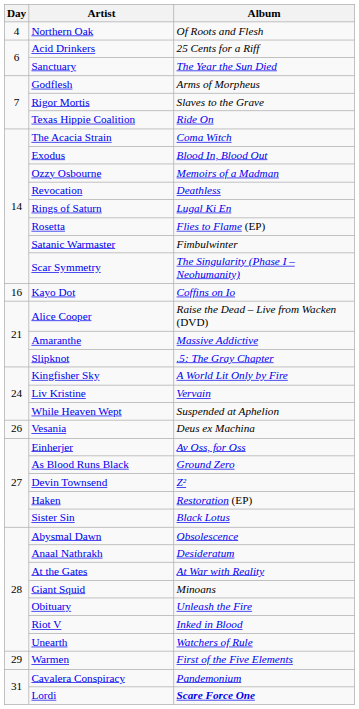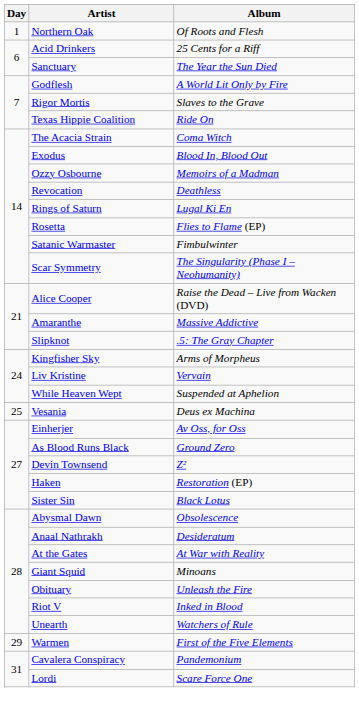(17, 31) 4 -> (17, 31) 1
(218, 84) Arms of Morpheus -> (232, 84) A World Lit Only by Fire
- row: (53, 292)
(232, 376) A World Lit Only by Fire -> (218, 358) Arms of Morpheus
(17, 429) 26 -> (17, 411) 25
(216, 695) bold -> (214, 678) normal
